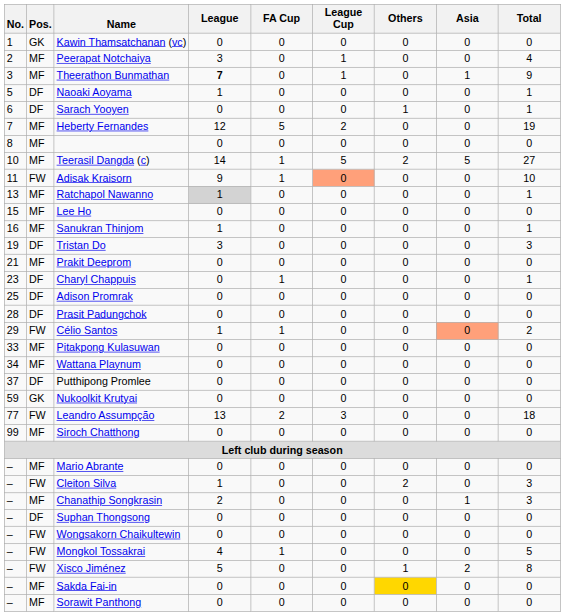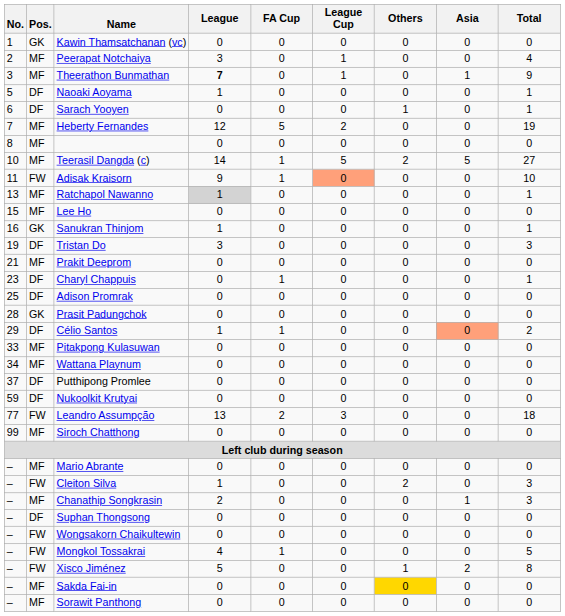(37, 229) MF -> (37, 229) GK
(36, 314) DF -> (37, 314) GK
(37, 331) FW -> (36, 331) DF
(37, 399) GK -> (36, 399) DF
